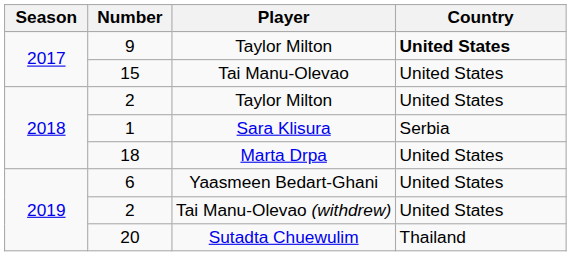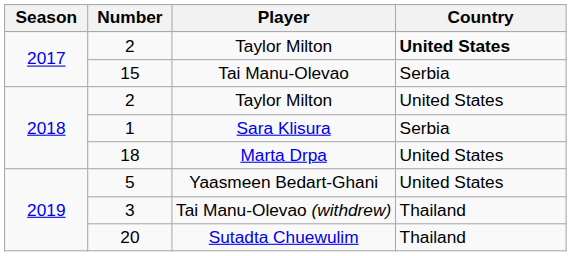(130, 45) 9 -> (130, 45) 2
(451, 73) United States -> (425, 73) Serbia
(130, 182) 6 -> (130, 182) 5
(130, 210) 2 -> (130, 210) 3
(451, 210) United States -> (433, 210) Thailand
